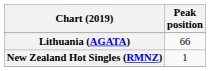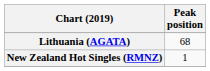(185, 41) 66 -> (185, 41) 68
